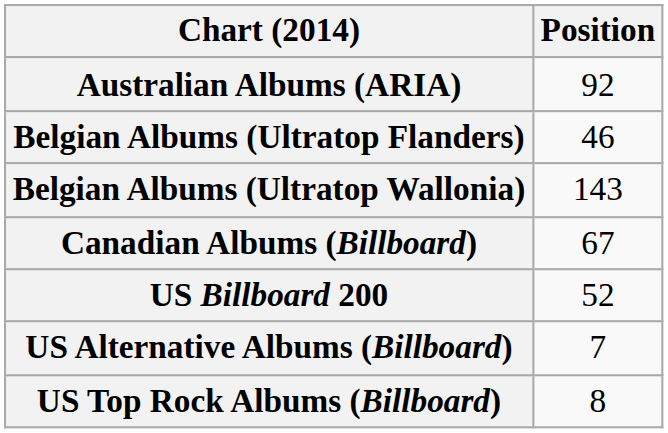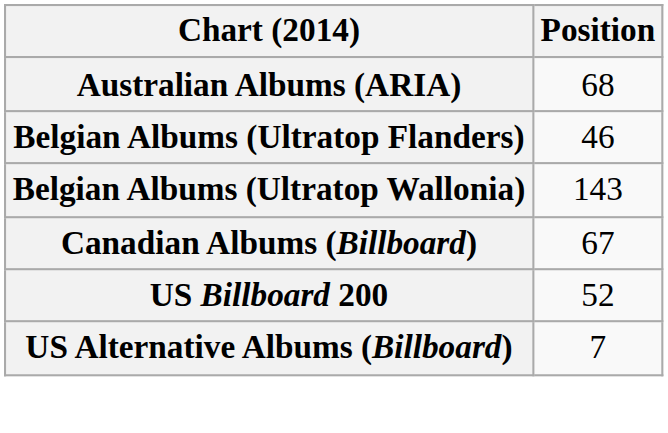(598, 83) 92 -> (598, 83) 68
- row: (269, 400)
